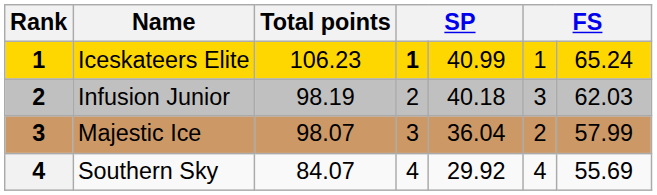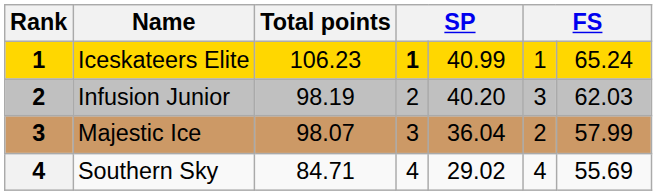(476, 97) 40.18 -> (476, 97) 40.20
(325, 171) 84.07 -> (325, 171) 84.71
(476, 171) 29.92 -> (476, 171) 29.02
